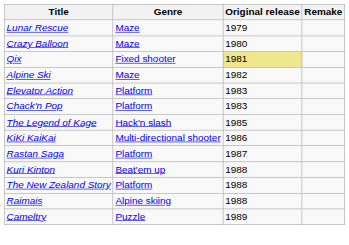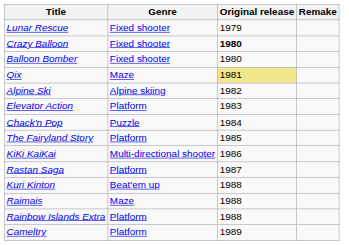(128, 28) Maze -> (140, 28) Fixed shooter
(128, 43) Maze -> (140, 43) Fixed shooter
(236, 43) normal -> (231, 43) bold
+ row: (42, 59)
(145, 59) Fixed shooter -> (122, 75) Maze
(128, 75) Maze -> (138, 91) Alpine skiing
(134, 106) Platform -> (125, 122) Puzzle
(236, 106) 1983 -> (231, 122) 1984
- row: (52, 122)
+ row: (50, 138)
- row: (59, 185)
(143, 201) Alpine skiing -> (122, 201) Maze
+ row: (56, 216)
(130, 216) Puzzle -> (128, 232) Platform
